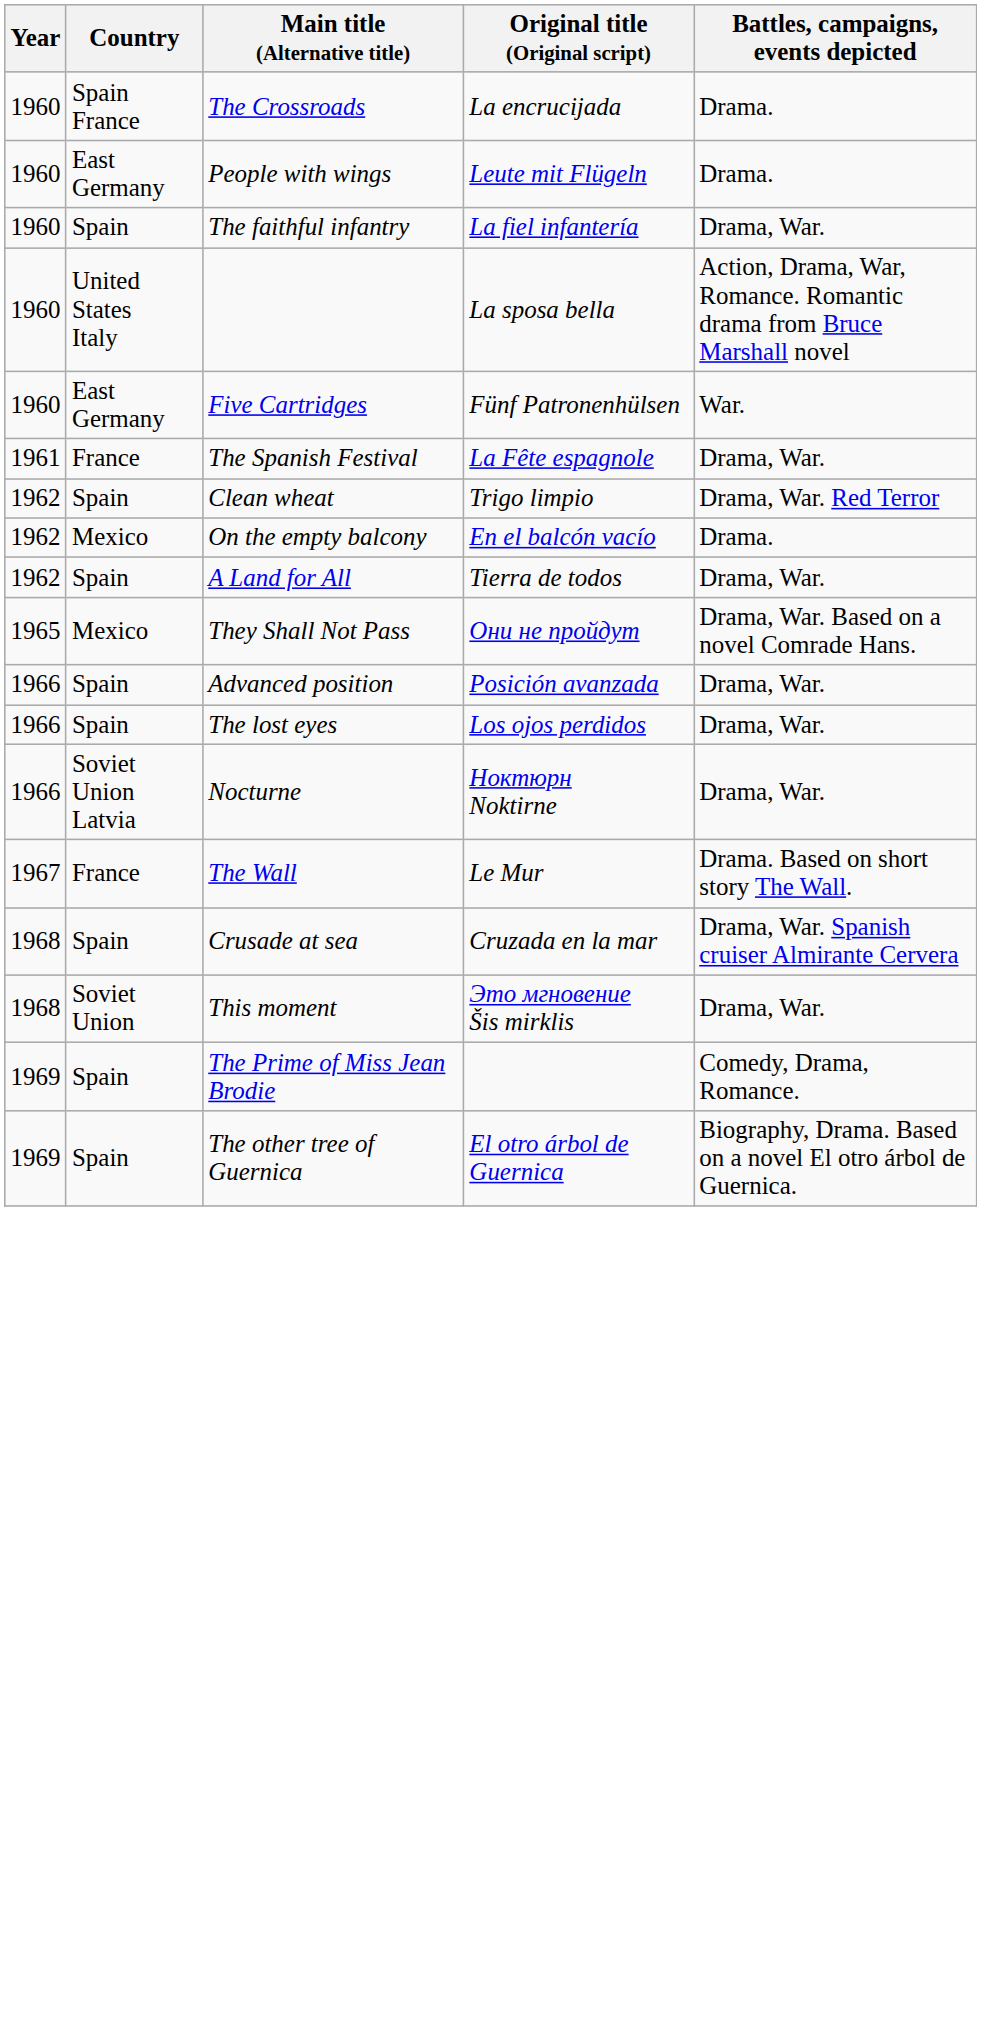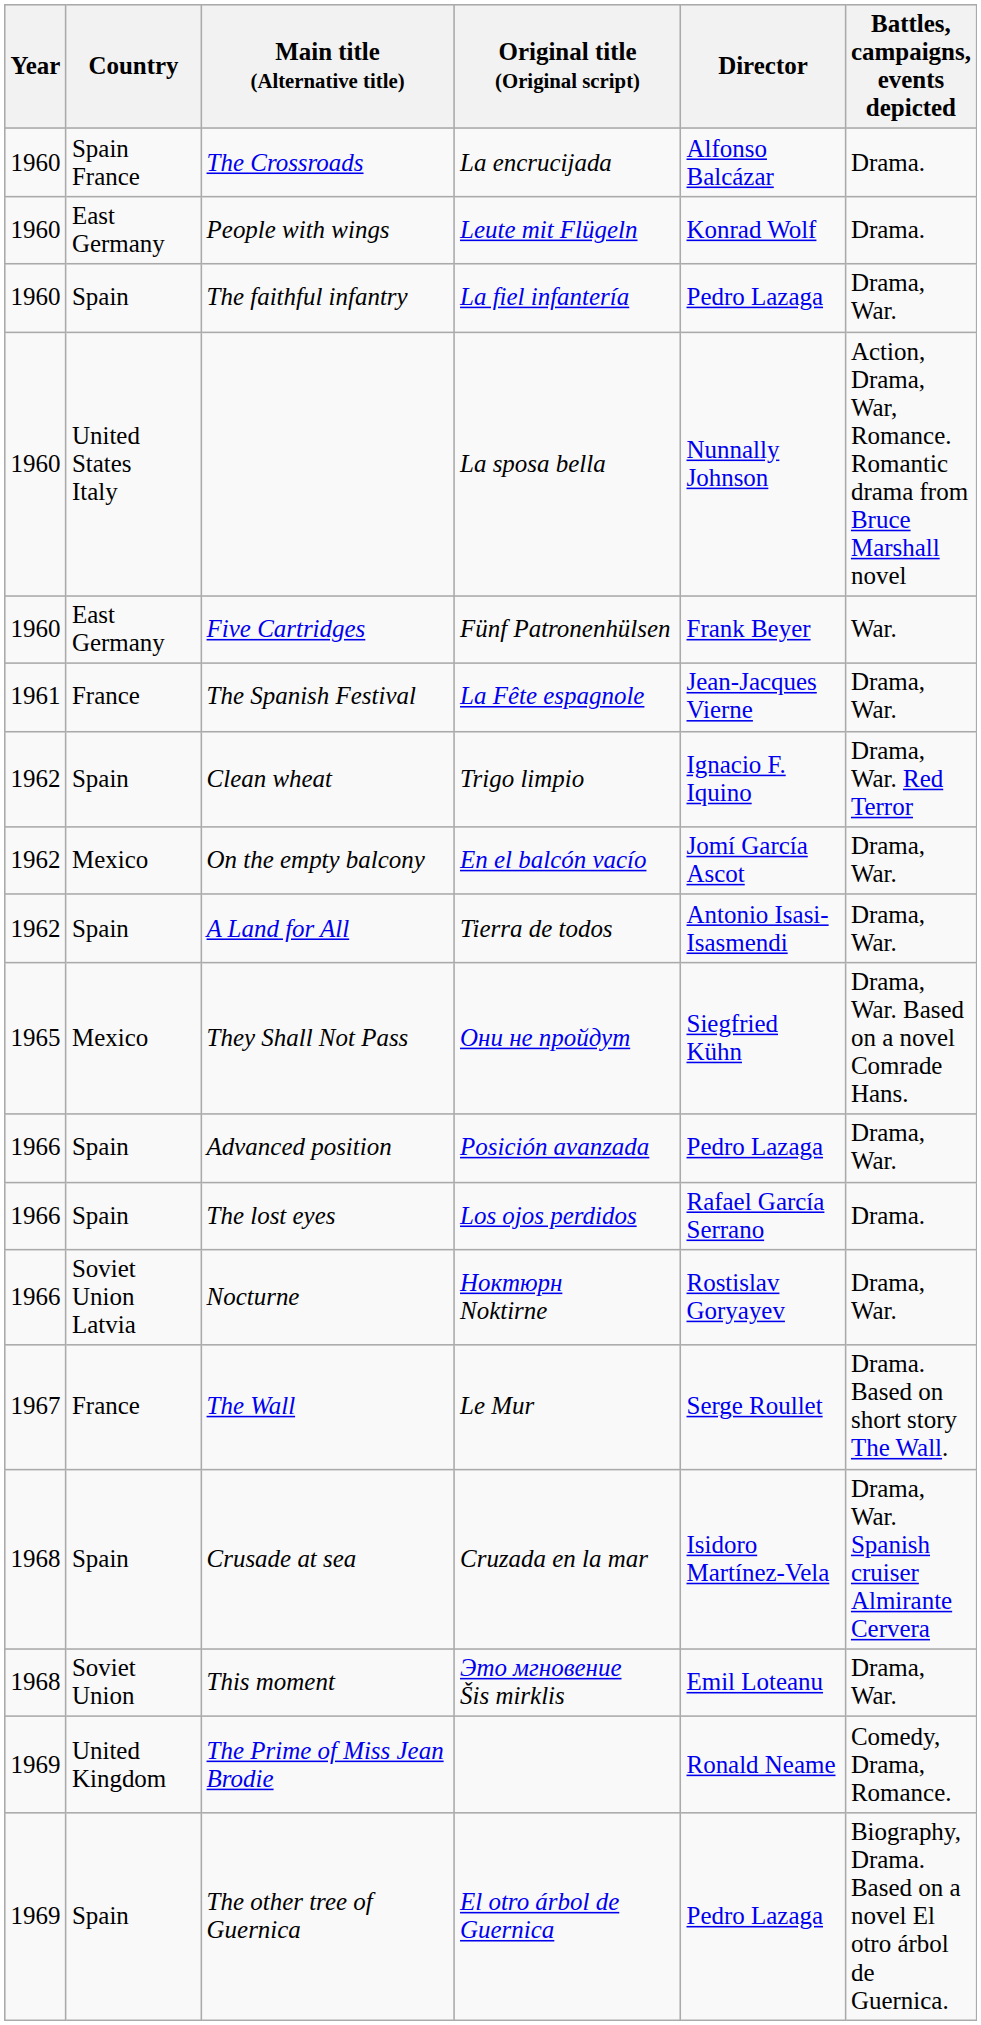+ column: (763, 66)
(736, 537) Drama. -> (888, 860) Drama, War.
(762, 723) Drama, War. -> (888, 1215) Drama.
(100, 1076) Spain -> (119, 1764) United Kingdom
